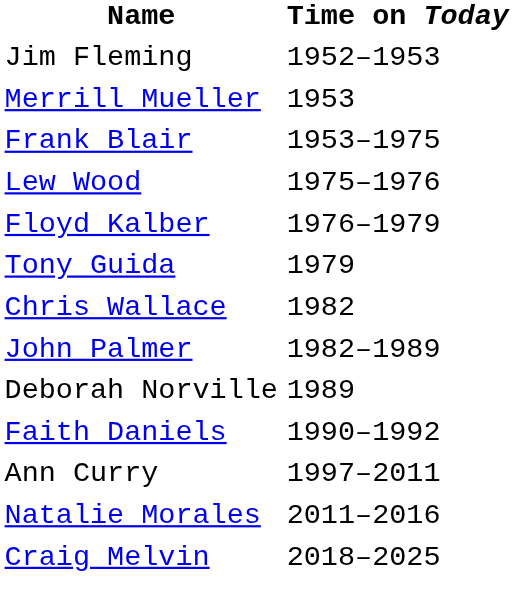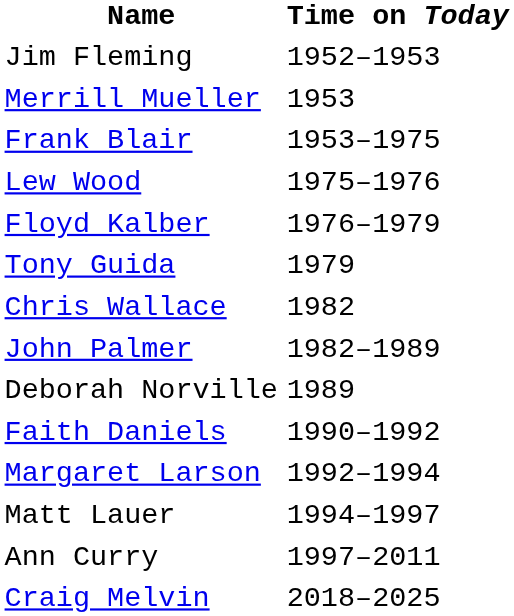+ row: (133, 474)
+ row: (90, 515)
- row: (133, 515)
